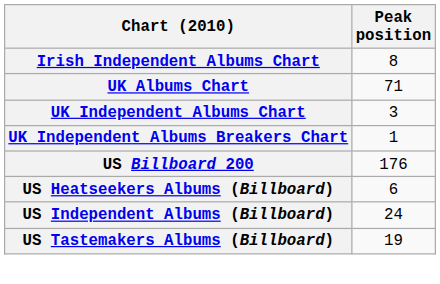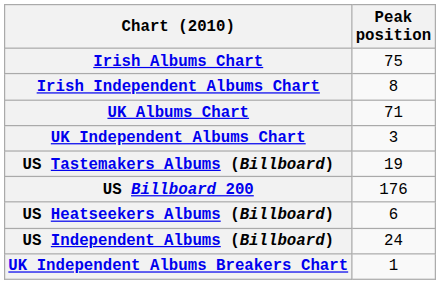+ row: (178, 61)
rows swapped: (178, 138) <-> (178, 241)
